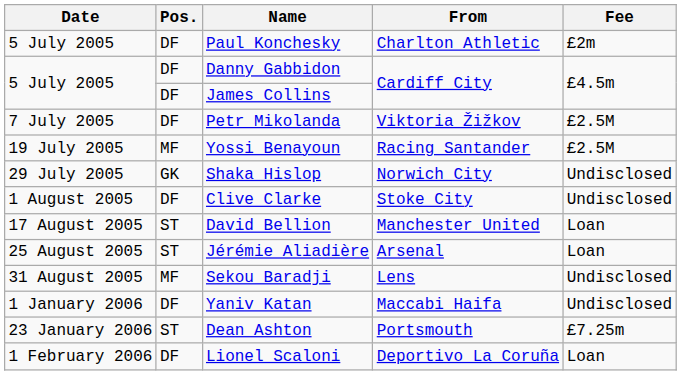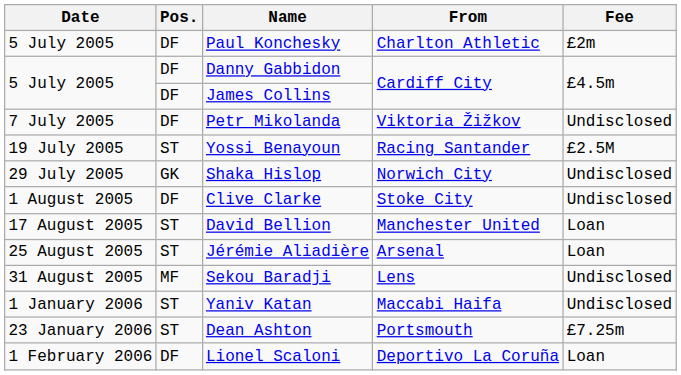(591, 122) £2.5M -> (619, 122) Undisclosed
(170, 148) MF -> (170, 148) ST
(170, 304) DF -> (170, 304) ST
